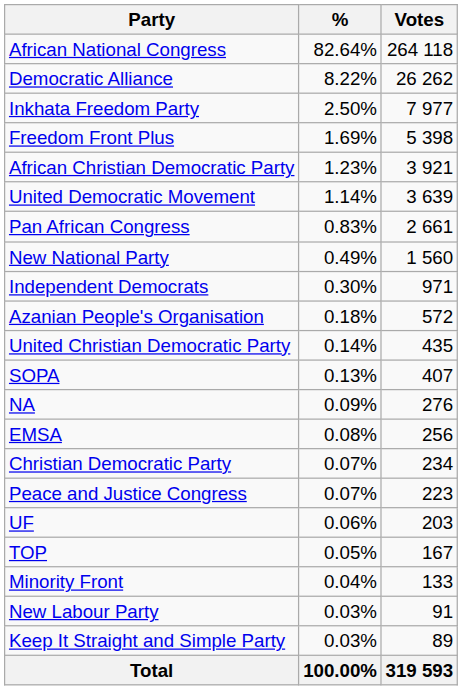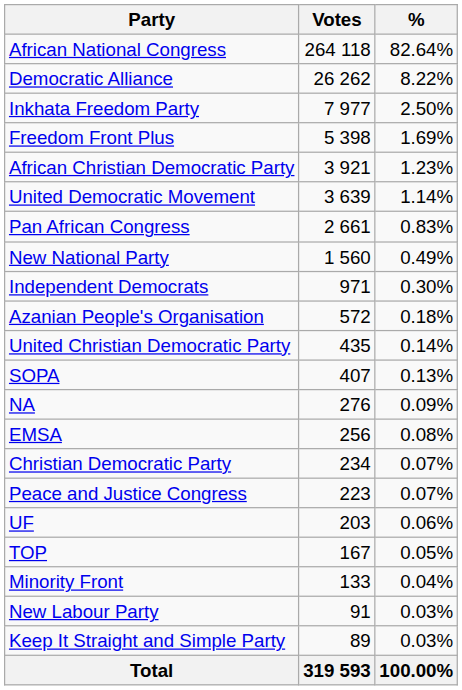columns swapped: (419, 20) <-> (340, 20)
